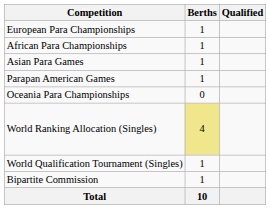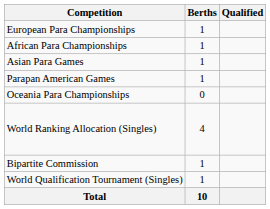(202, 129) khaki background -> (202, 129) no background
rows swapped: (95, 163) <-> (53, 179)
